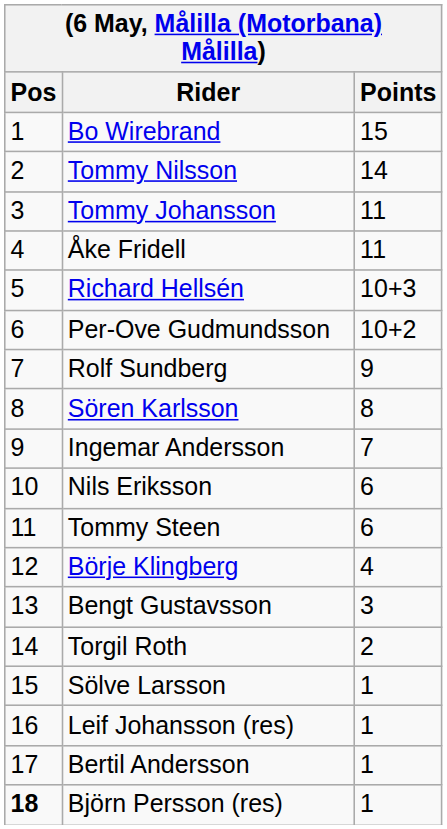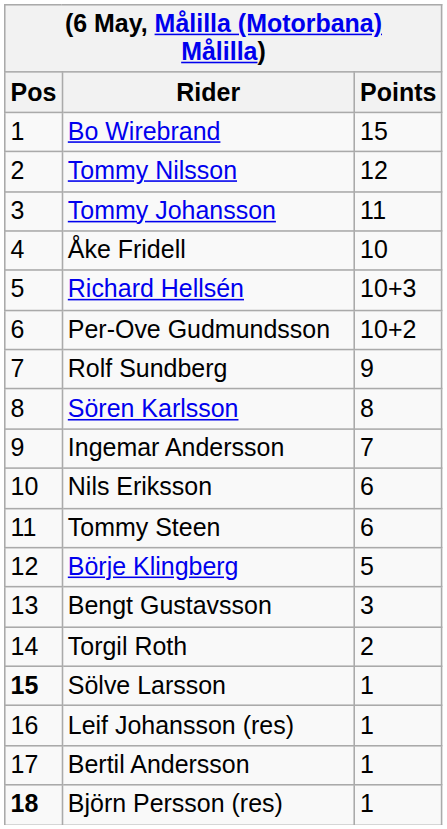(374, 171) 14 -> (374, 171) 12
(373, 250) 11 -> (374, 250) 10
(367, 566) 4 -> (367, 566) 5
(24, 685) normal -> (24, 685) bold
